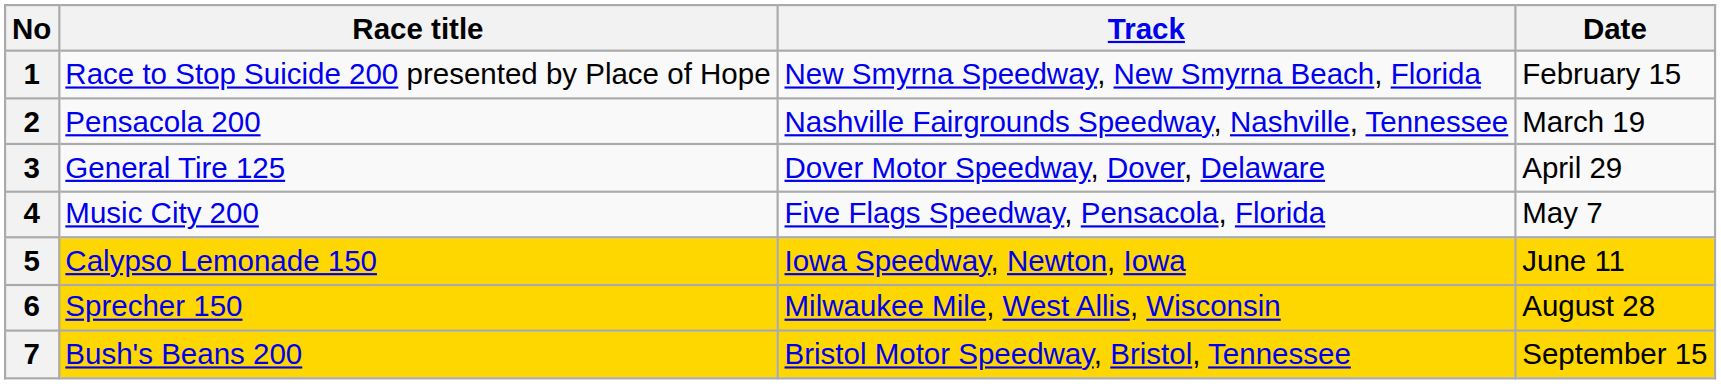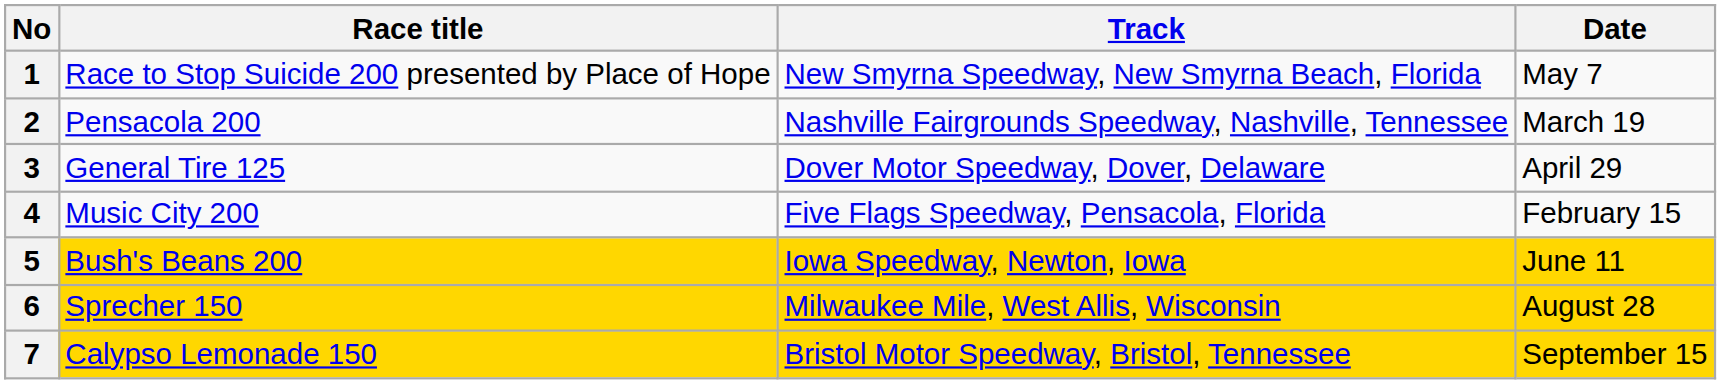(1602, 74) February 15 -> (1562, 74) May 7
(1562, 214) May 7 -> (1602, 214) February 15
(221, 261) Calypso Lemonade 150 -> (184, 261) Bush's Beans 200
(184, 354) Bush's Beans 200 -> (221, 354) Calypso Lemonade 150
